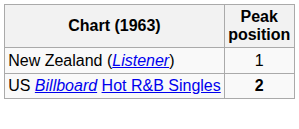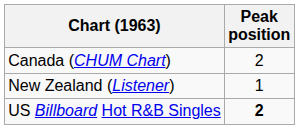+ row: (90, 60)
